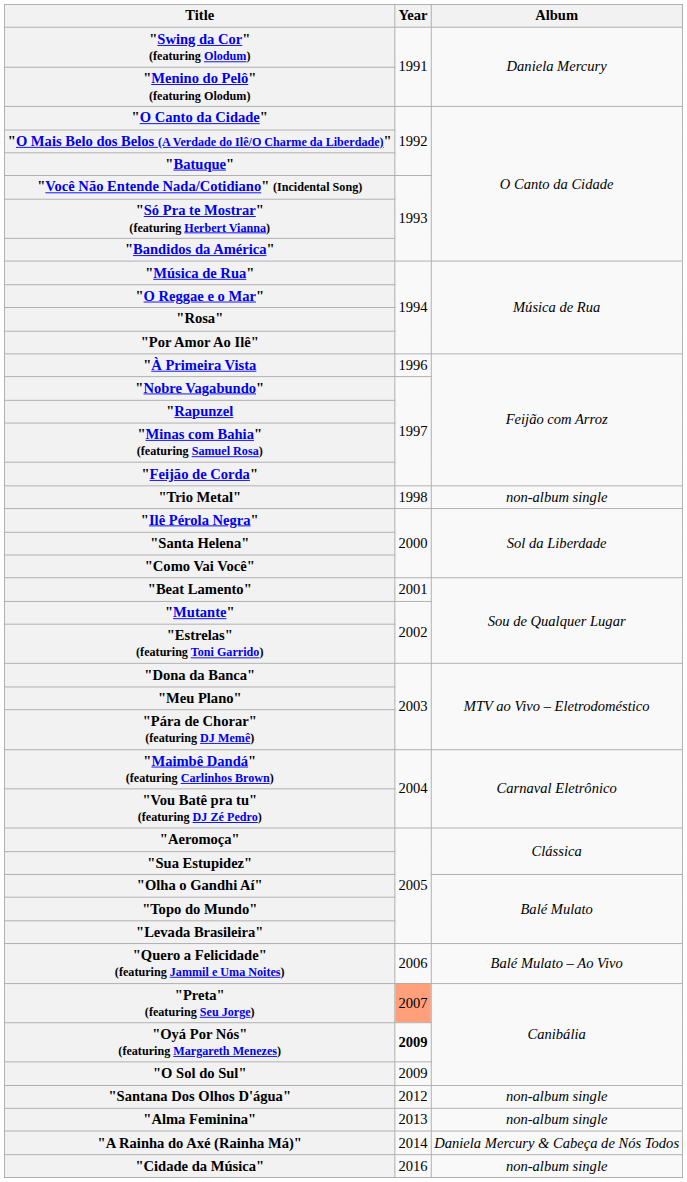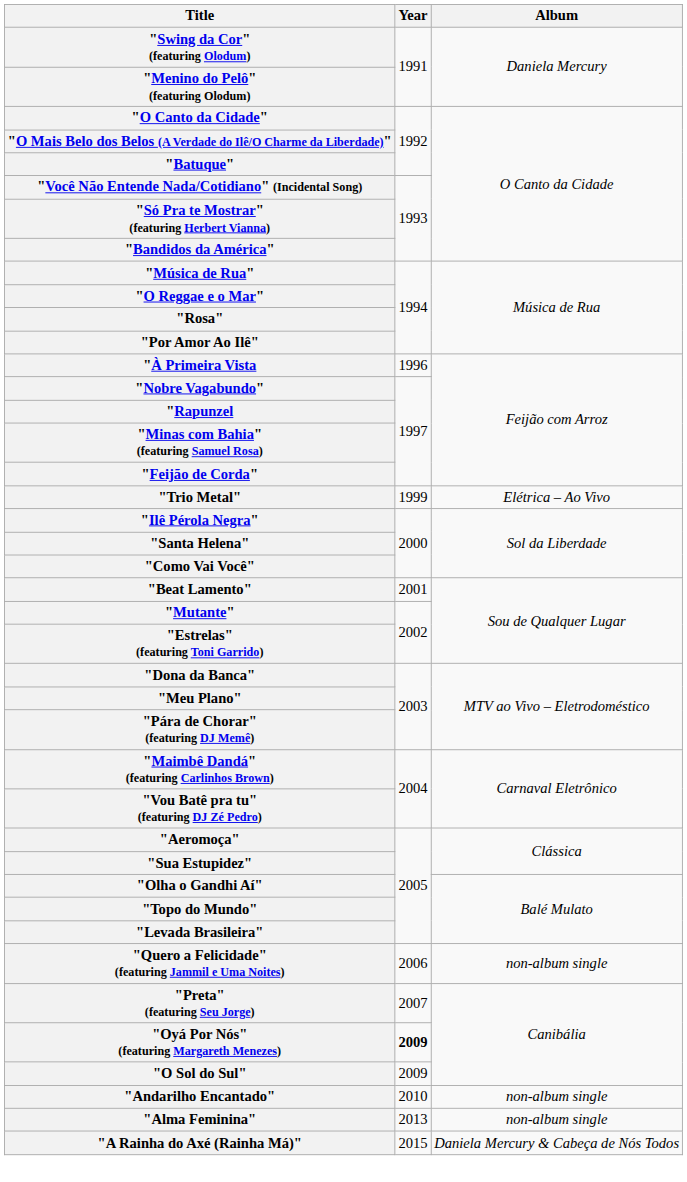(413, 497) 1998 -> (413, 497) 1999
(557, 497) non-album single -> (557, 497) Elétrica – Ao Vivo
(557, 963) Balé Mulato – Ao Vivo -> (557, 963) non-album single
(413, 1002) lightsalmon background -> (413, 1002) no background
+ row: (200, 1096)
- row: (200, 1096)
(413, 1142) 2014 -> (413, 1142) 2015
- row: (200, 1166)
